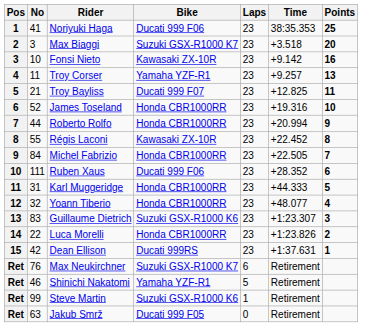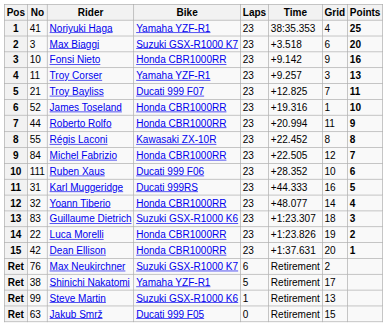+ column: (335, 12)
(170, 28) Ducati 999 F06 -> (173, 28) Yamaha YZF-R1
(176, 60) Kawasaki ZX-10R -> (181, 60) Honda CBR1000RR
(181, 187) Honda CBR1000RR -> (167, 187) Ducati 999RS
(167, 251) Ducati 999RS -> (181, 251) Honda CBR1000RR
(35, 282) 46 -> (35, 282) 38
